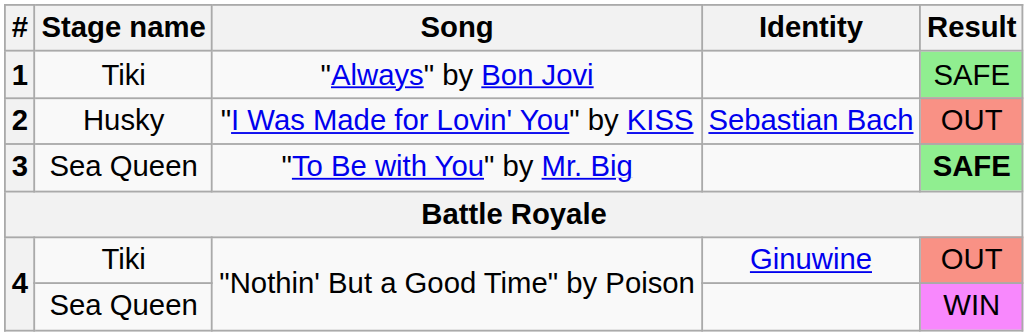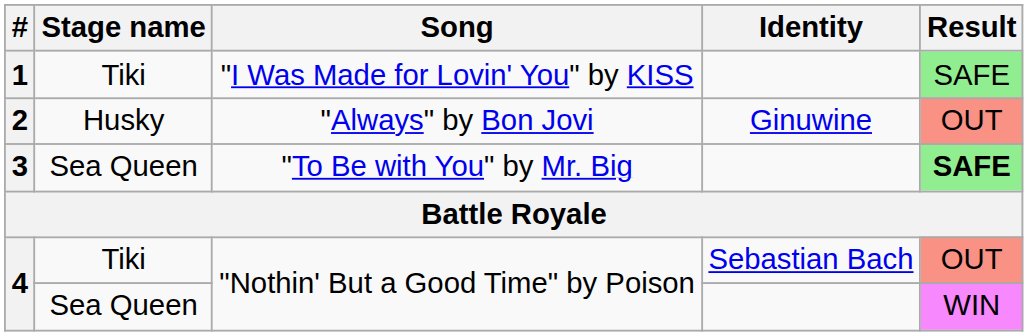(457, 74) "Always" by Bon Jovi -> (457, 74) "I Was Made for Lovin' You" by KISS
(457, 120) "I Was Made for Lovin' You" by KISS -> (457, 120) "Always" by Bon Jovi
(811, 120) Sebastian Bach -> (811, 120) Ginuwine
(811, 259) Ginuwine -> (811, 259) Sebastian Bach
